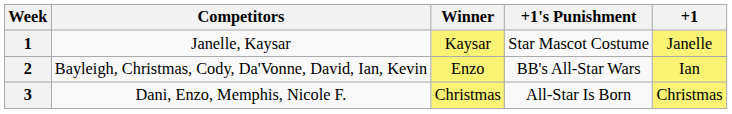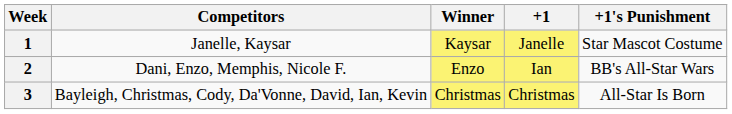columns swapped: (690, 17) <-> (579, 17)
(241, 69) Bayleigh, Christmas, Cody, Da'Vonne, David, Ian, Kevin -> (241, 69) Dani, Enzo, Memphis, Nicole F.
(241, 95) Dani, Enzo, Memphis, Nicole F. -> (241, 95) Bayleigh, Christmas, Cody, Da'Vonne, David, Ian, Kevin
